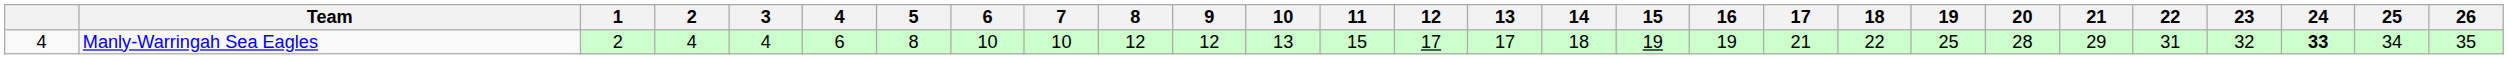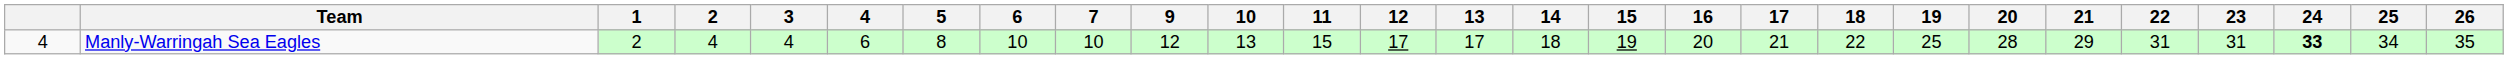- column: (1135, 17)
(1727, 42) 19 -> (1703, 42) 20
(2244, 42) 32 -> (2236, 42) 31
